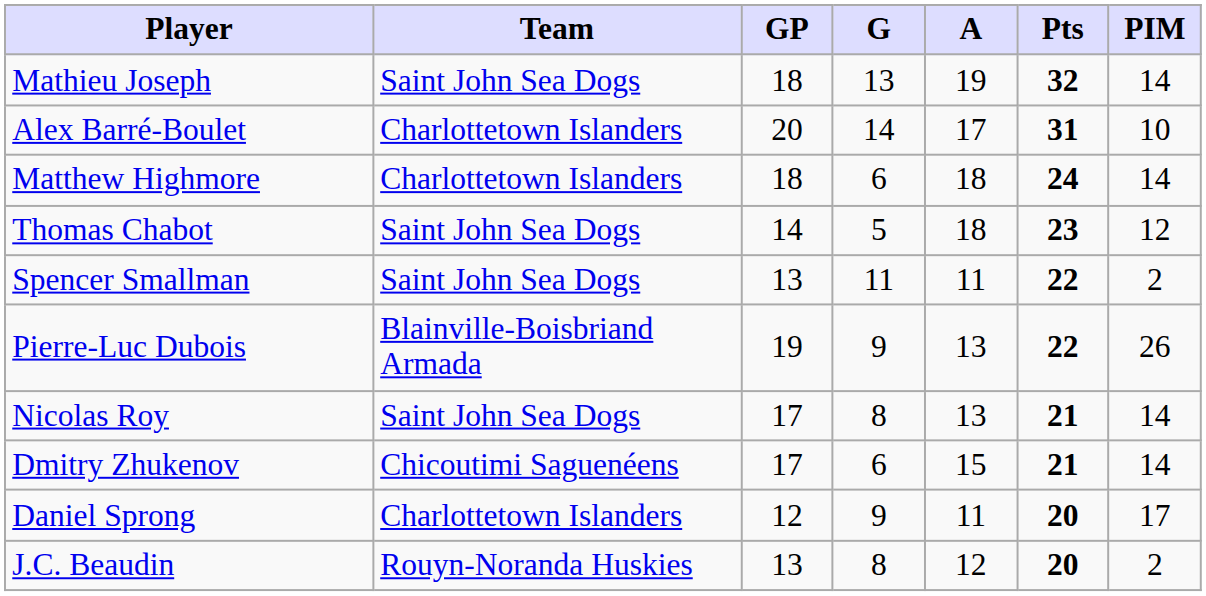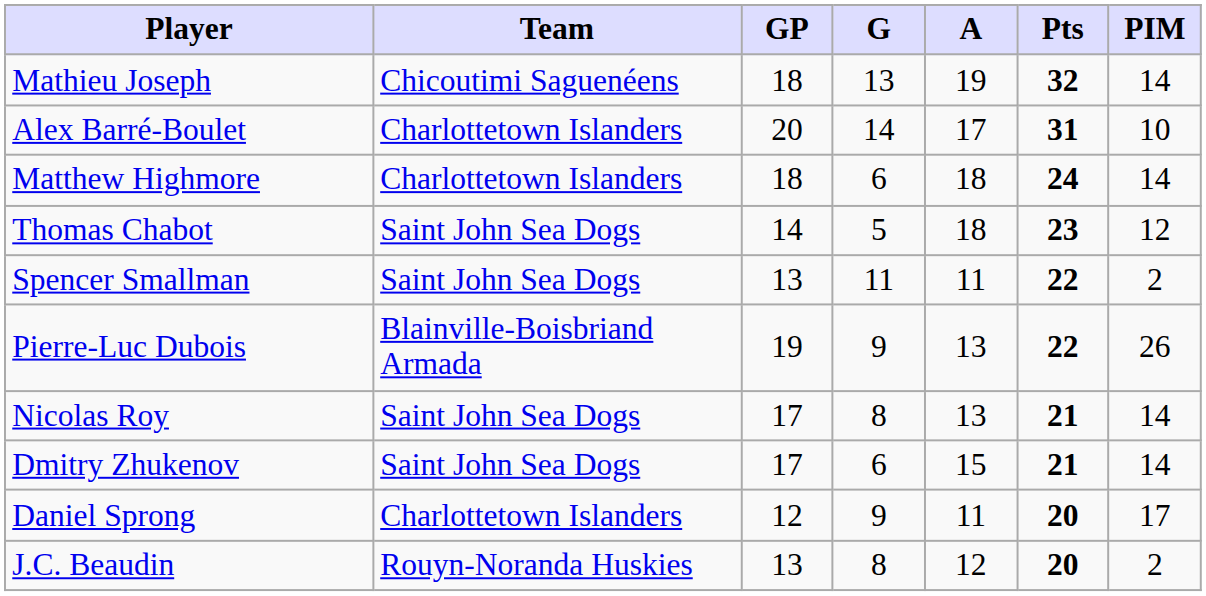(510, 79) Saint John Sea Dogs -> (529, 79) Chicoutimi Saguenéens
(529, 464) Chicoutimi Saguenéens -> (510, 464) Saint John Sea Dogs
